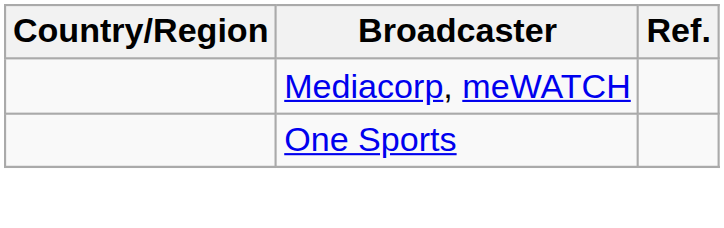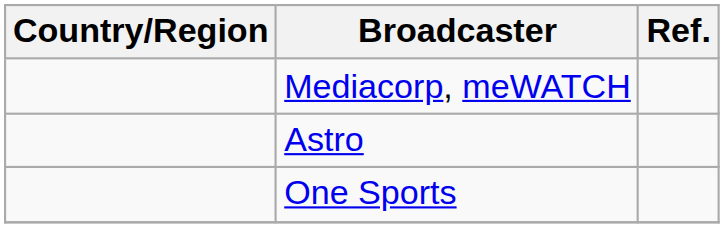+ row: (324, 139)
